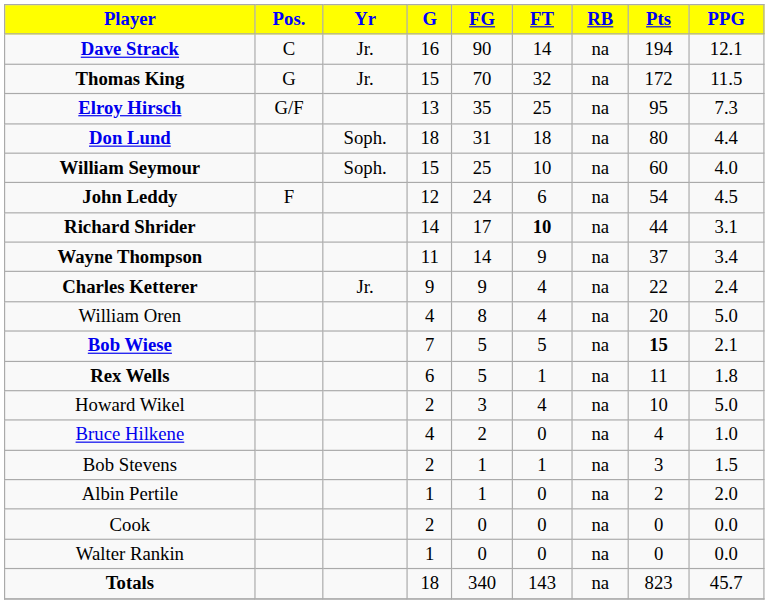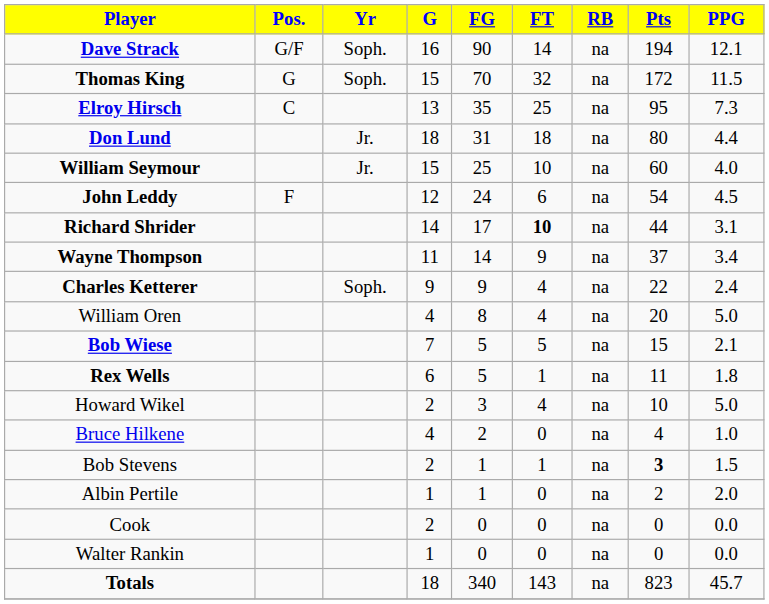(289, 49) C -> (289, 49) G/F
(365, 49) Jr. -> (365, 49) Soph.
(365, 78) Jr. -> (365, 78) Soph.
(289, 108) G/F -> (289, 108) C
(365, 138) Soph. -> (365, 138) Jr.
(365, 167) Soph. -> (365, 167) Jr.
(365, 286) Jr. -> (365, 286) Soph.
(659, 345) bold -> (659, 345) normal
(659, 464) normal -> (659, 464) bold
